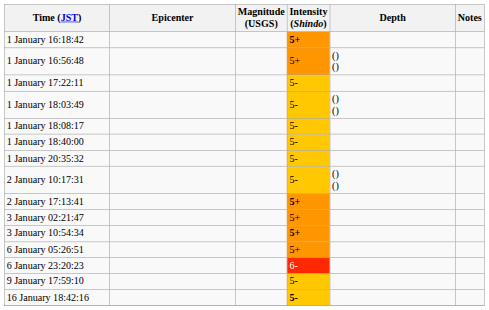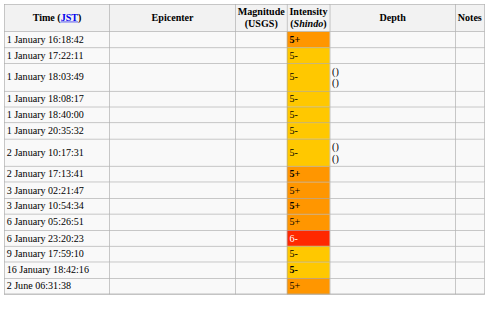- row: (45, 61)
+ row: (39, 286)
